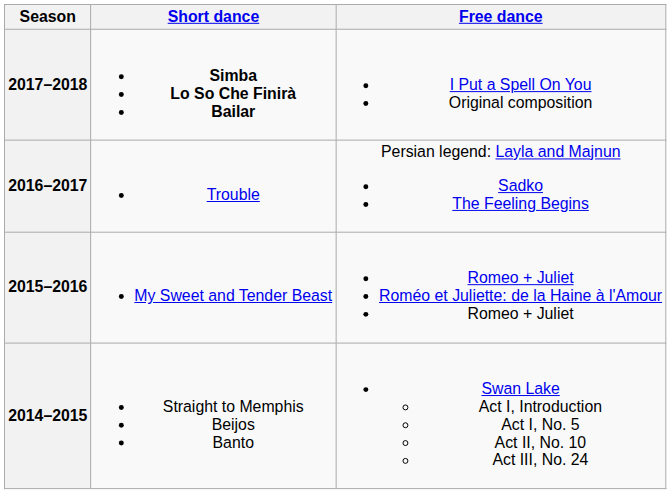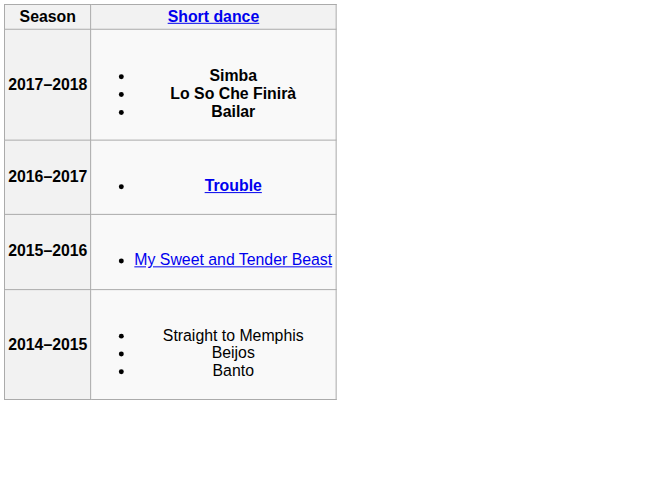- column: (501, 17)
(213, 195) normal -> (213, 186) bold
